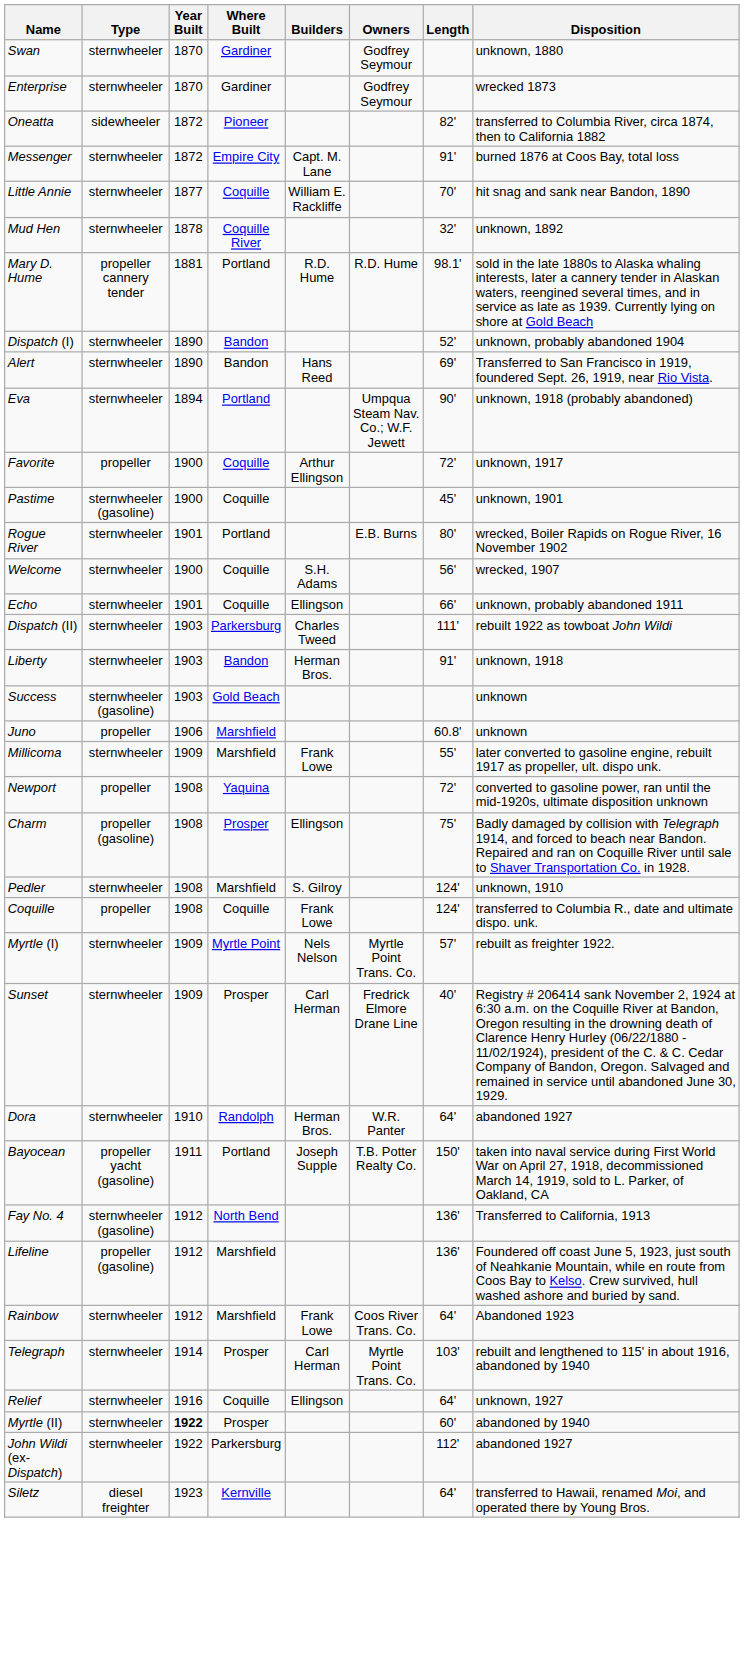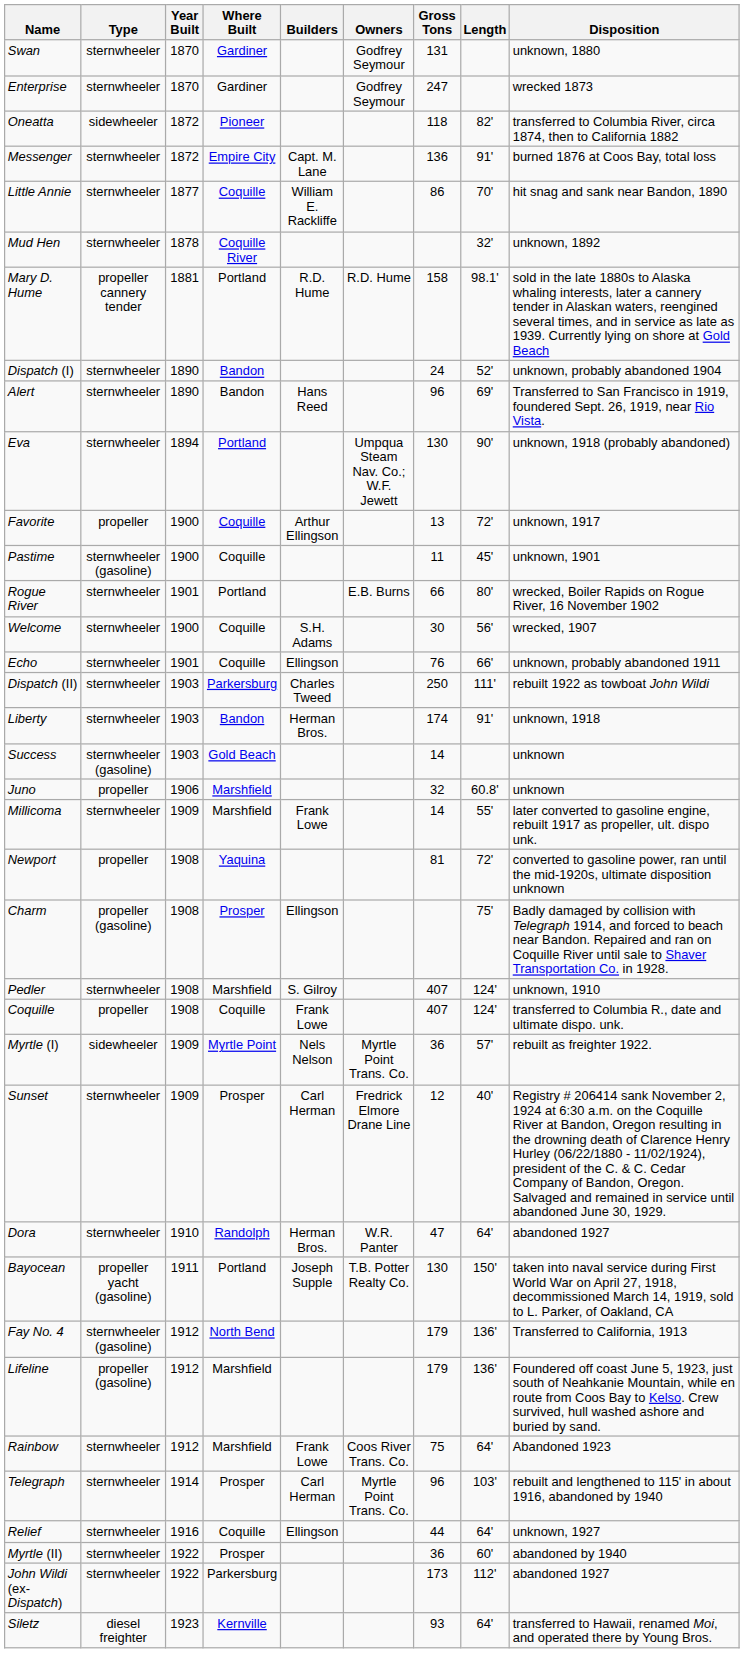+ column: (437, 22)
(126, 943) sternwheeler -> (123, 1045) sidewheeler
(188, 1422) bold -> (185, 1552) normal
